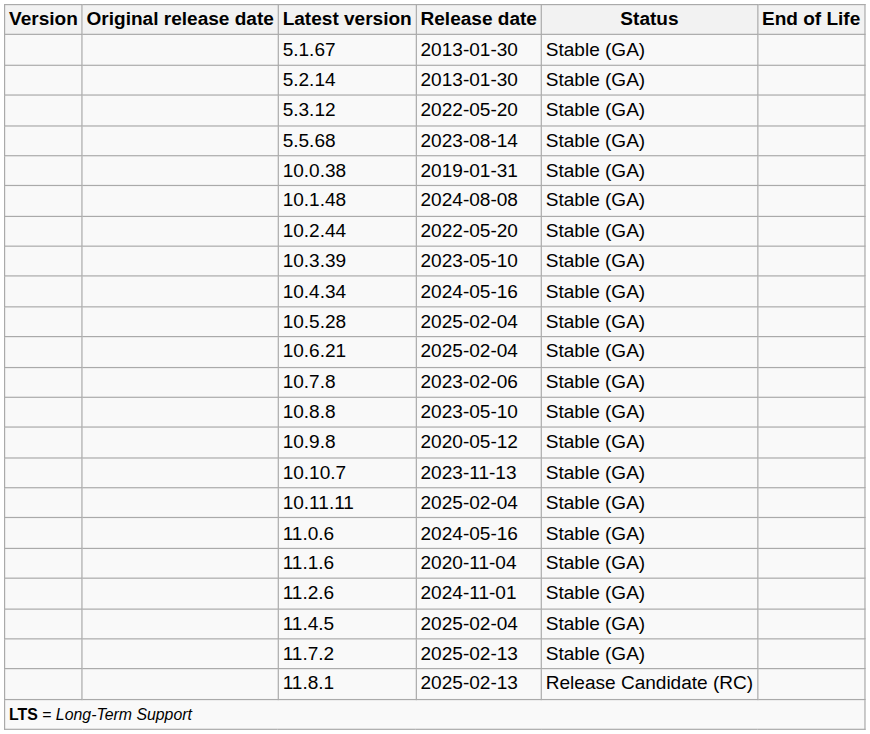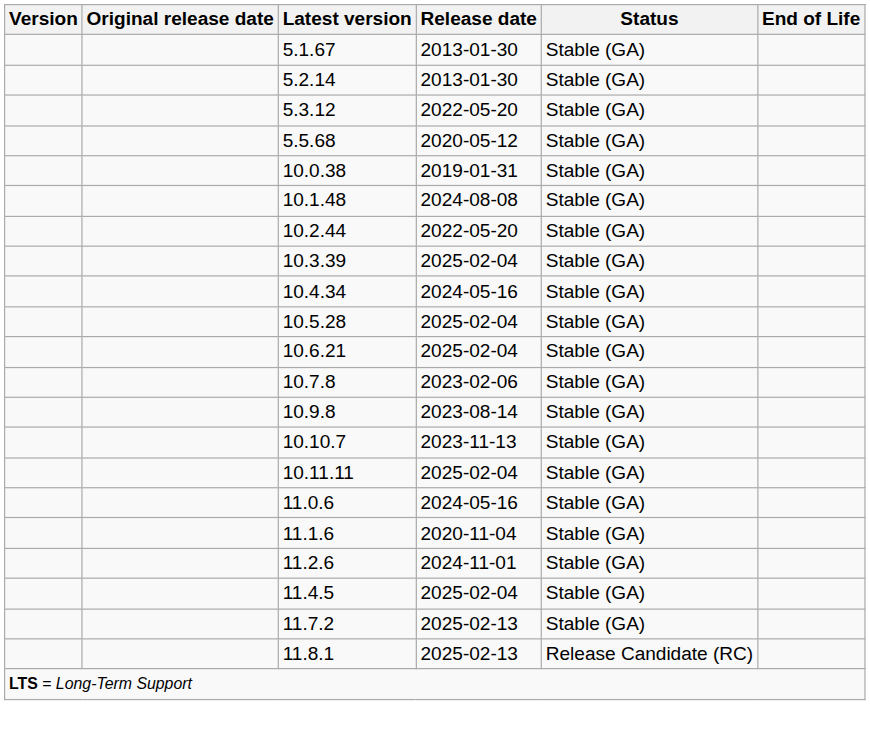(469, 140) 2023-08-14 -> (469, 140) 2020-05-12
(469, 261) 2023-05-10 -> (469, 261) 2025-02-04
- row: (309, 412)
(469, 442) 2020-05-12 -> (469, 412) 2023-08-14
